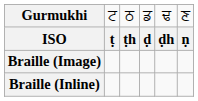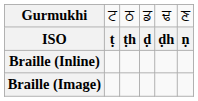rows swapped: (54, 61) <-> (54, 84)
